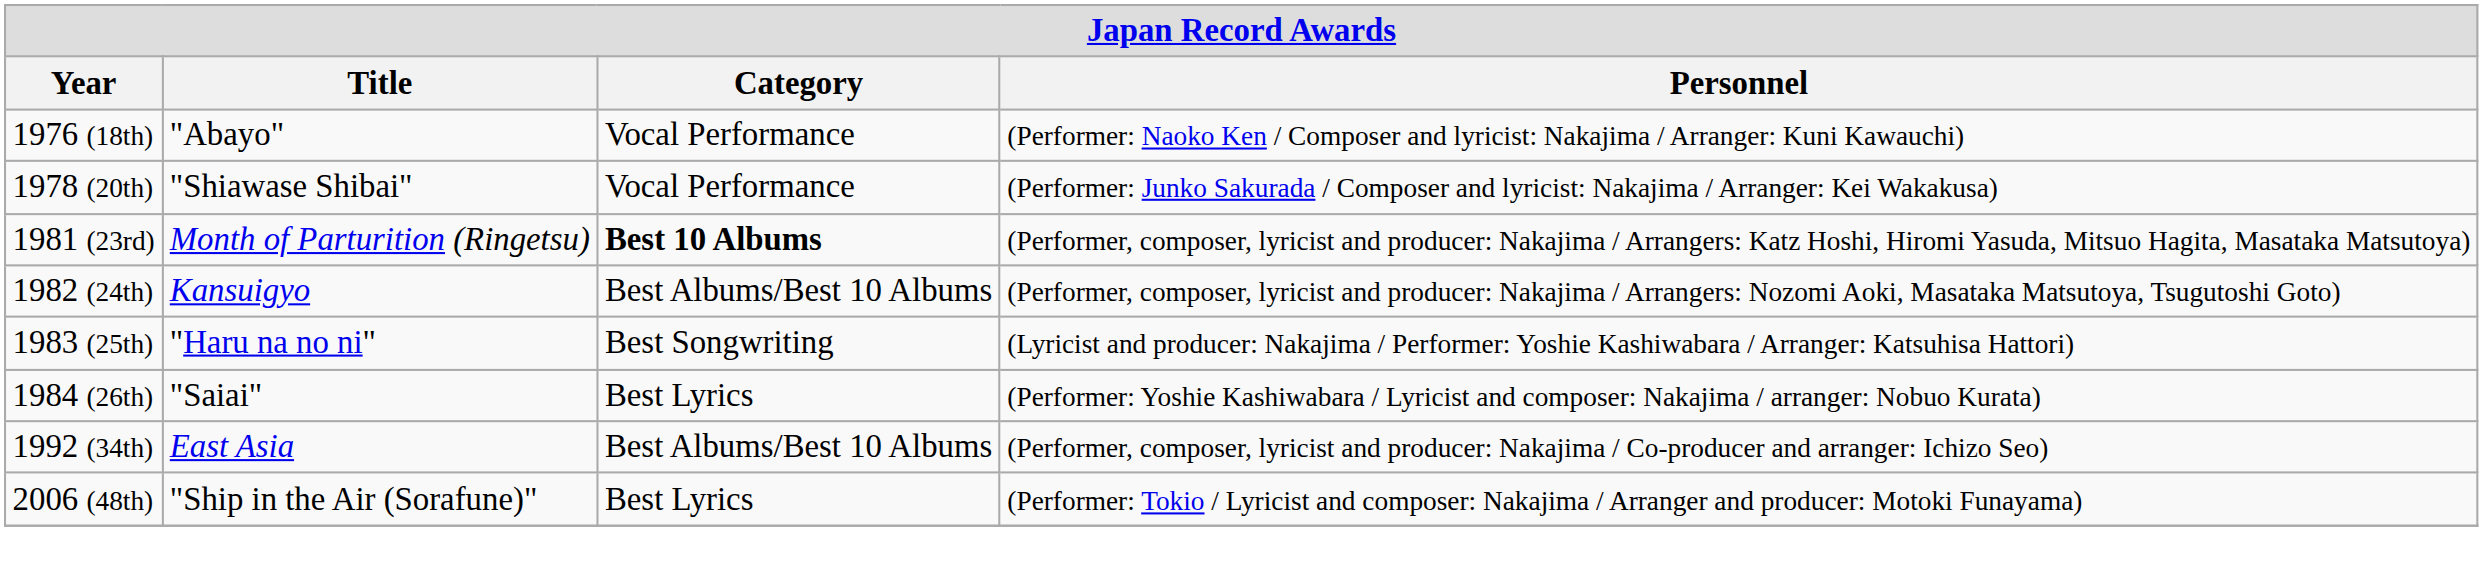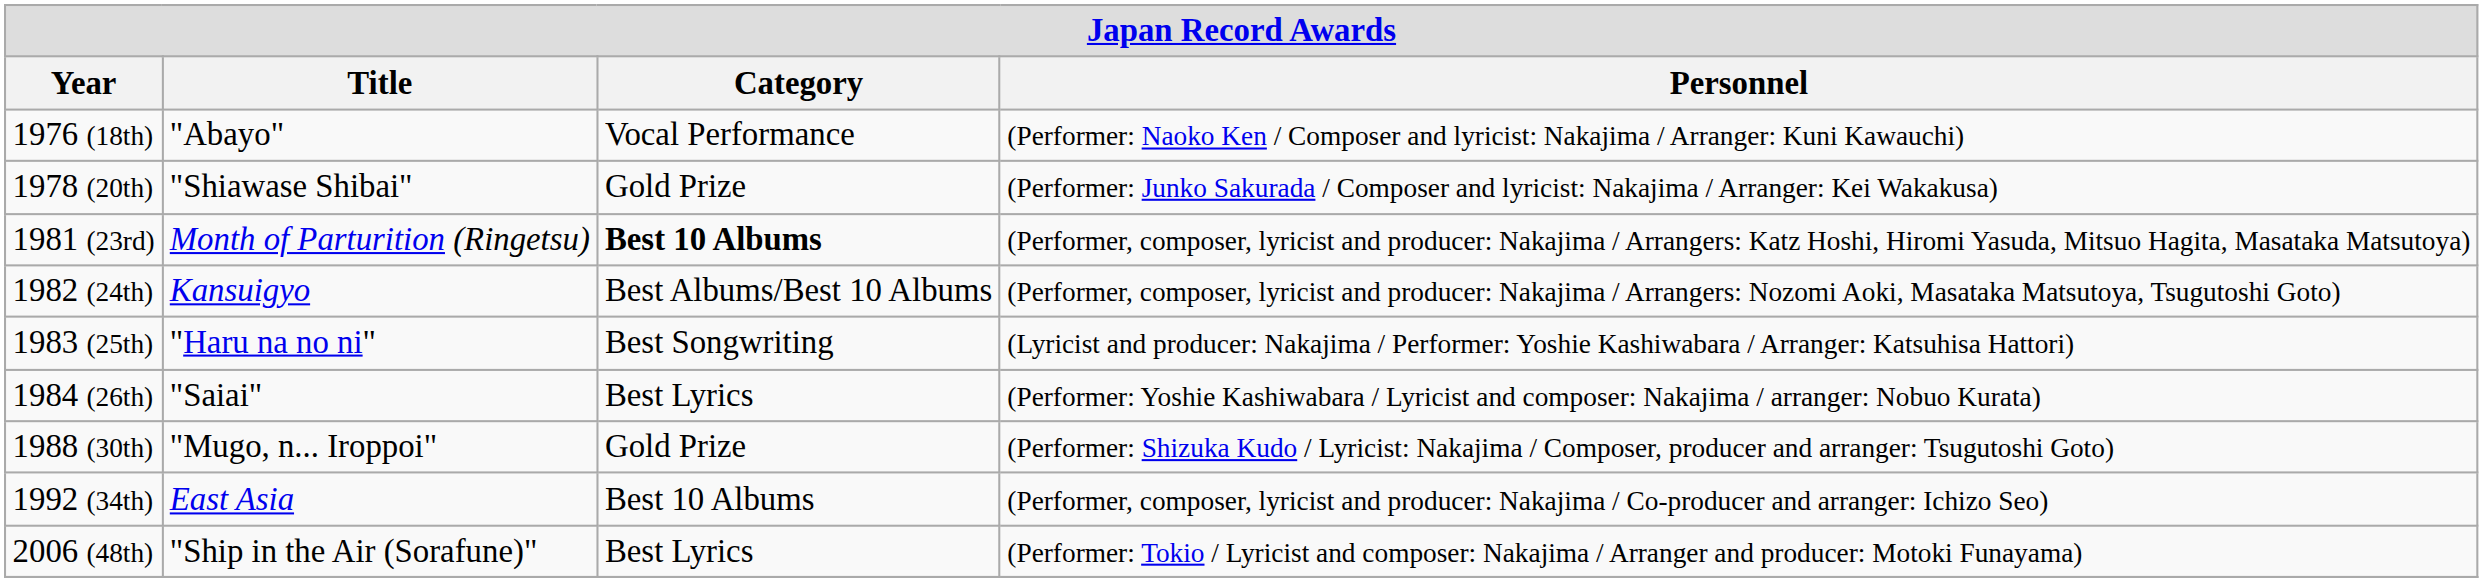(730, 186) Vocal Performance -> (676, 186) Gold Prize
+ row: (83, 446)
(799, 446) Best Albums/Best 10 Albums -> (710, 498) Best 10 Albums
